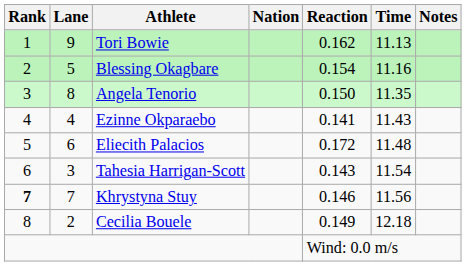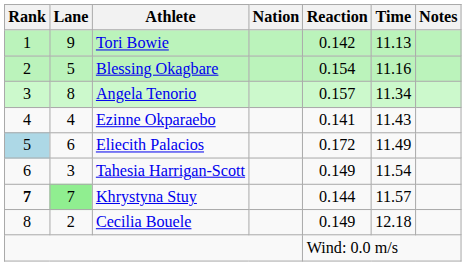(337, 42) 0.162 -> (337, 42) 0.142
(337, 94) 0.150 -> (337, 94) 0.157
(393, 94) 11.35 -> (393, 94) 11.34
(27, 145) no background -> (27, 145) lightblue background
(393, 145) 11.48 -> (393, 145) 11.49
(337, 171) 0.143 -> (337, 171) 0.149
(71, 196) no background -> (71, 196) lightgreen background
(337, 196) 0.146 -> (337, 196) 0.144
(393, 196) 11.56 -> (393, 196) 11.57
